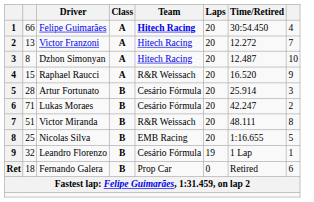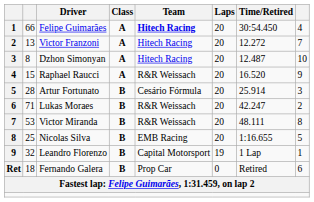(169, 106) Cesário Fórmula -> (166, 106) R&R Weissach
(30, 122) 51 -> (30, 122) 53
(169, 153) Cesário Fórmula -> (174, 153) Capital Motorsport
